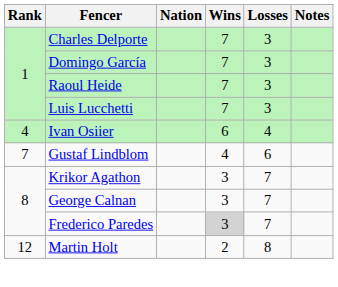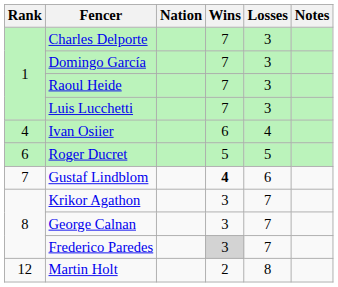+ row: (88, 154)
(225, 154) normal -> (225, 177) bold
